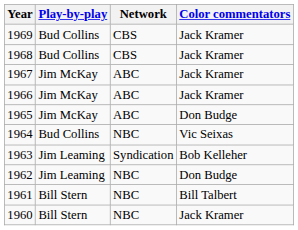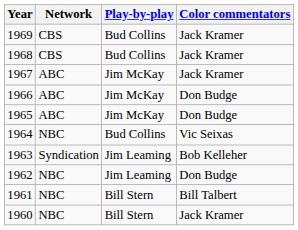columns swapped: (143, 14) <-> (73, 14)
(211, 94) Jack Kramer -> (208, 94) Don Budge
